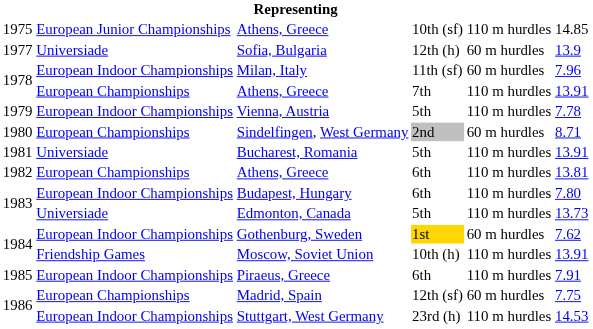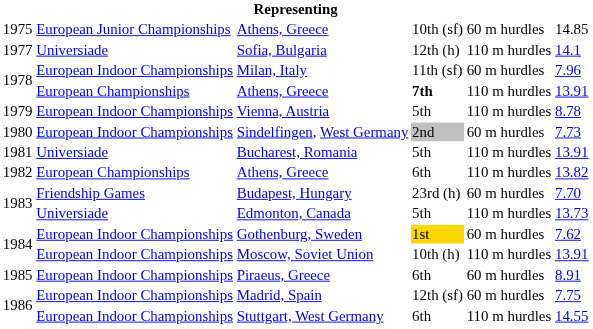(509, 29) 110 m hurdles -> (506, 29) 60 m hurdles
(506, 50) 60 m hurdles -> (509, 50) 110 m hurdles
(568, 50) 13.9 -> (568, 50) 14.1
(422, 91) normal -> (422, 91) bold
(568, 111) 7.78 -> (568, 111) 8.78
(113, 131) European Championships -> (135, 131) European Indoor Championships
(568, 131) 8.71 -> (568, 131) 7.73
(572, 172) 13.81 -> (572, 172) 13.82
(135, 193) European Indoor Championships -> (91, 193) Friendship Games
(422, 193) 6th -> (436, 193) 23rd (h)
(509, 193) 110 m hurdles -> (506, 193) 60 m hurdles
(568, 193) 7.80 -> (568, 193) 7.70
(91, 254) Friendship Games -> (135, 254) European Indoor Championships
(509, 275) 110 m hurdles -> (506, 275) 60 m hurdles
(568, 275) 7.91 -> (568, 275) 8.91
(113, 295) European Championships -> (135, 295) European Indoor Championships
(436, 316) 23rd (h) -> (422, 316) 6th
(572, 316) 14.53 -> (572, 316) 14.55
